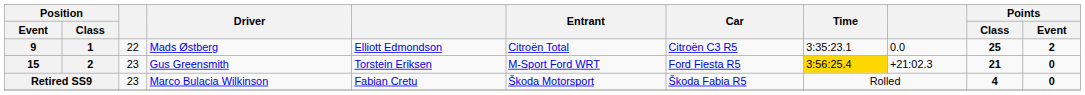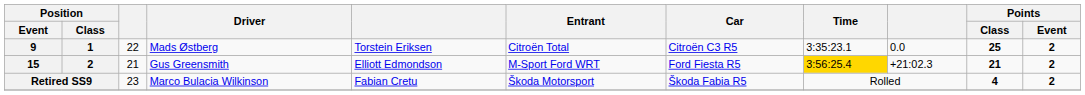(398, 47) Elliott Edmondson -> (393, 47) Torstein Eriksen
(133, 64) 23 -> (133, 64) 21
(393, 64) Torstein Eriksen -> (398, 64) Elliott Edmondson
(1052, 64) 0 -> (1052, 64) 2
(1052, 81) 0 -> (1052, 81) 2
